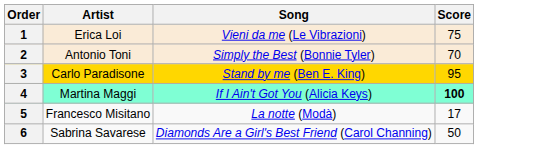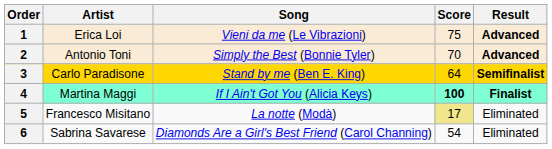+ column: (511, 14)
(454, 74) 95 -> (454, 74) 64
(454, 113) no background -> (454, 113) khaki background
(454, 133) 50 -> (454, 133) 54
